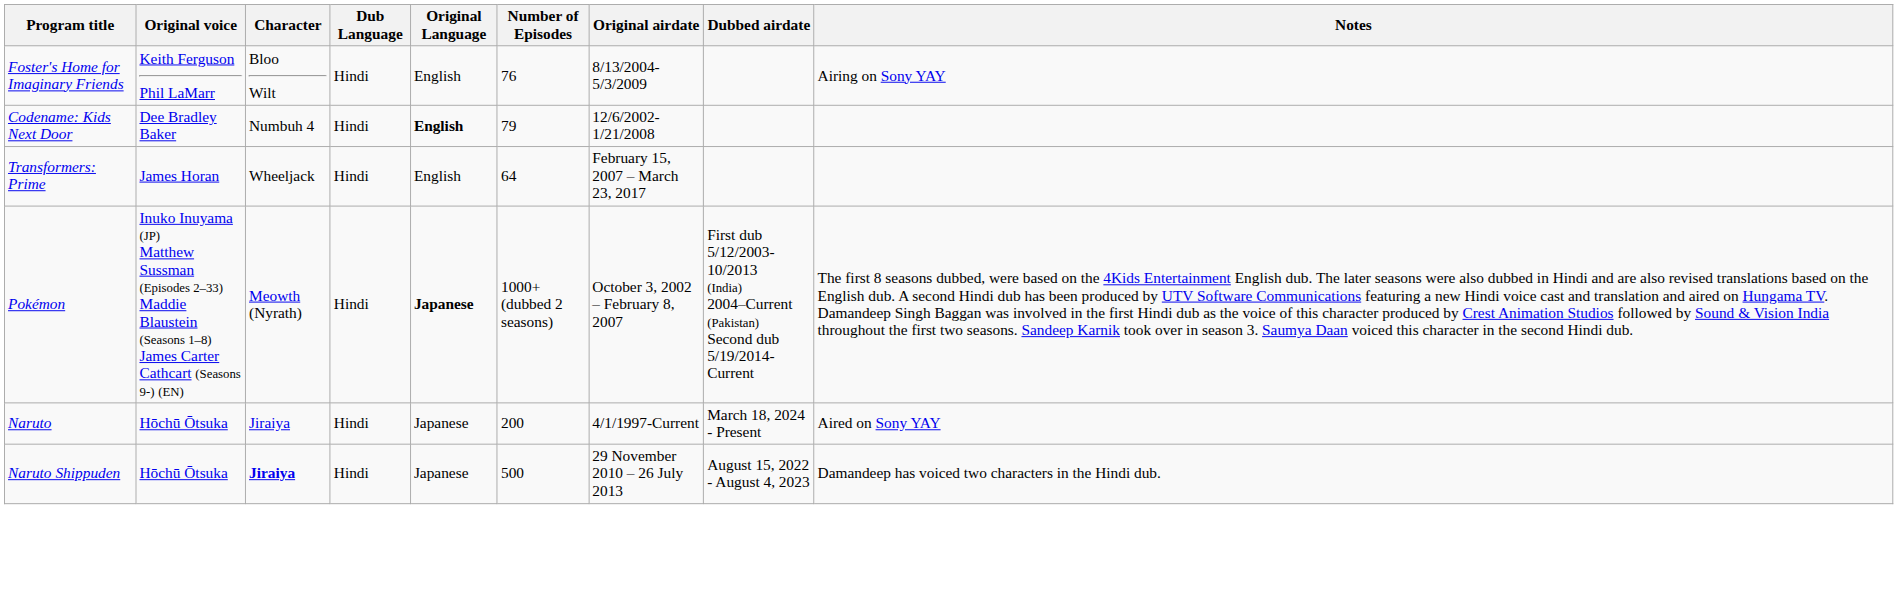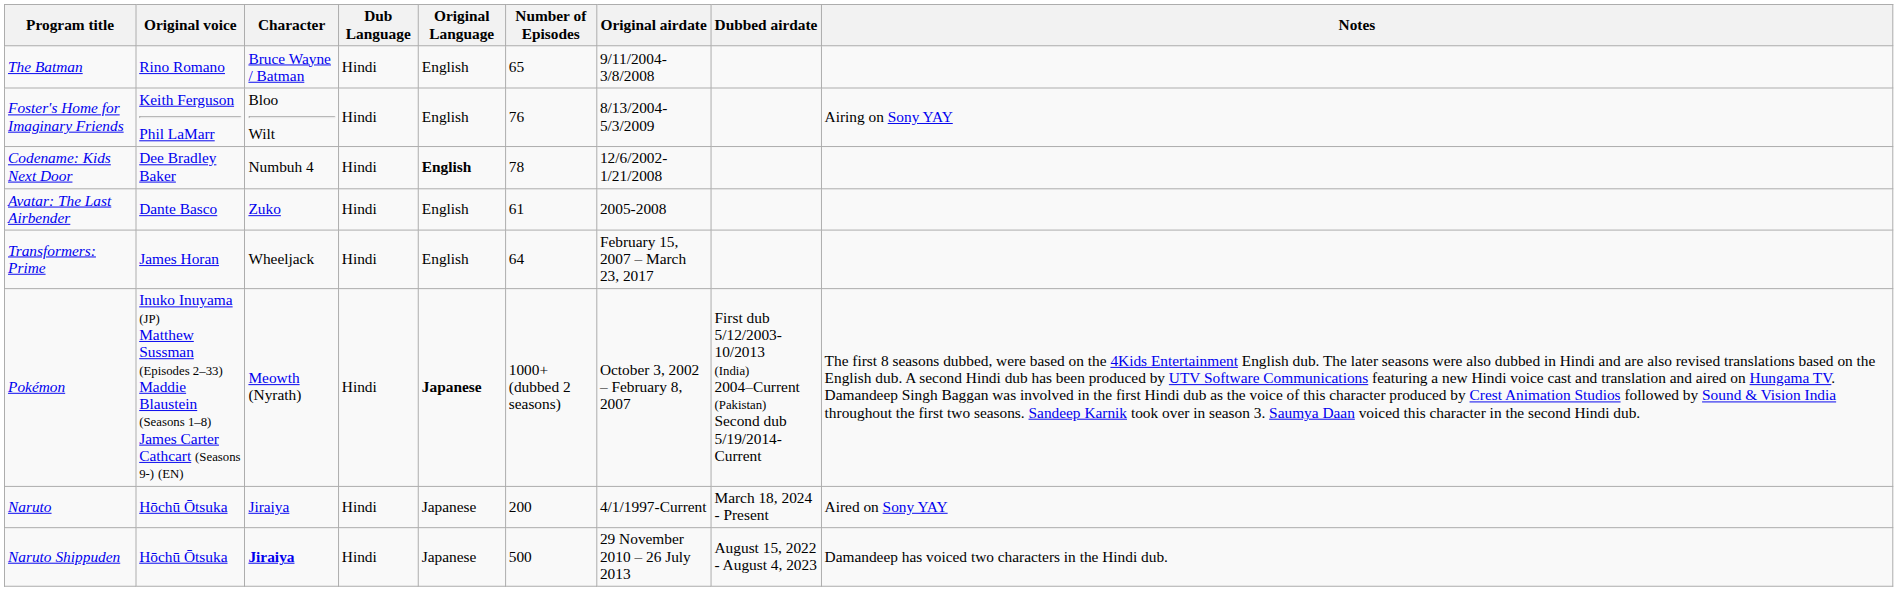+ row: (45, 66)
(509, 125) 79 -> (516, 167) 78
+ row: (60, 209)
